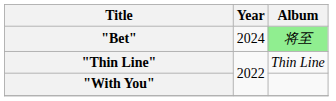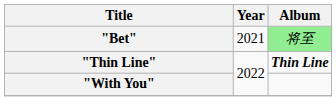(251, 38) 2024 -> (251, 38) 2021
(298, 62) normal -> (300, 62) bold
